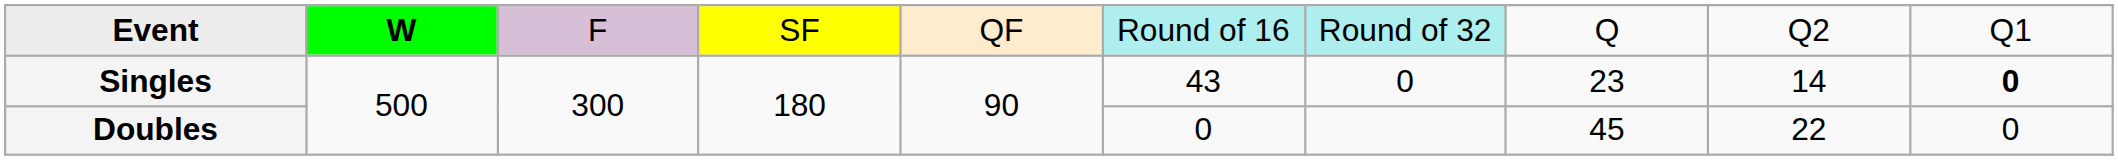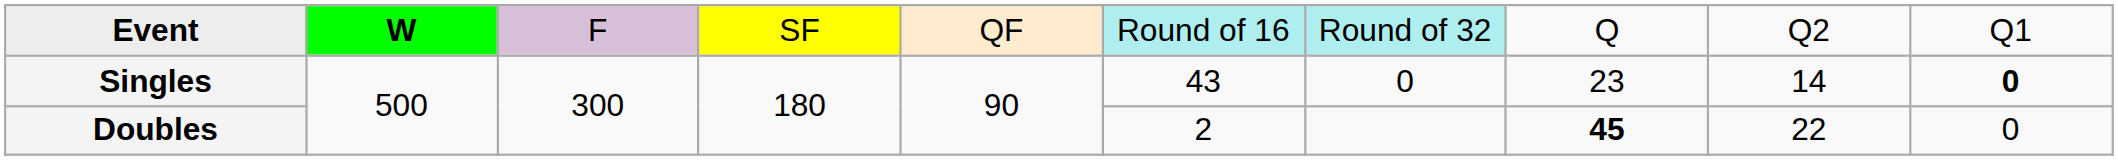(1203, 131) 0 -> (1203, 131) 2
(1607, 131) normal -> (1607, 131) bold
